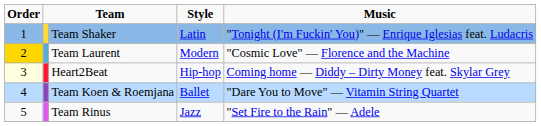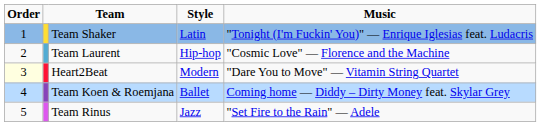(24, 53) gold background -> (24, 53) no background
(199, 53) Modern -> (200, 53) Hip-hop
(200, 72) Hip-hop -> (199, 72) Modern
(368, 72) Coming home — Diddy – Dirty Money feat. Skylar Grey -> (343, 72) "Dare You to Move" — Vitamin String Quartet
(343, 92) "Dare You to Move" — Vitamin String Quartet -> (368, 92) Coming home — Diddy – Dirty Money feat. Skylar Grey
